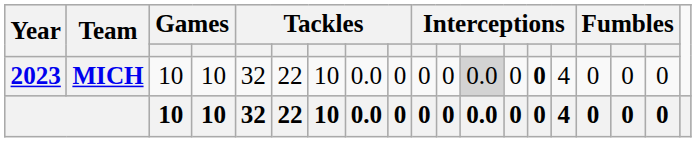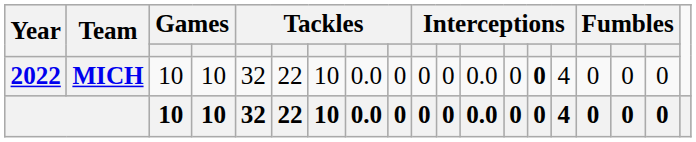(36, 75) 2023 -> (36, 75) 2022
(482, 75) lightgrey background -> (482, 75) no background
